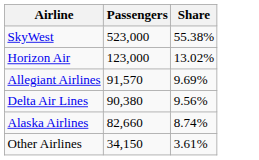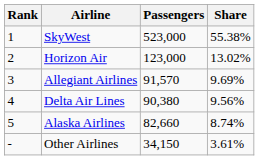+ column: (23, 15)
